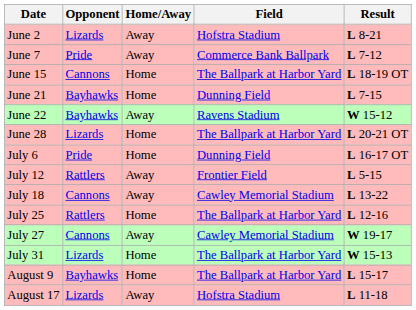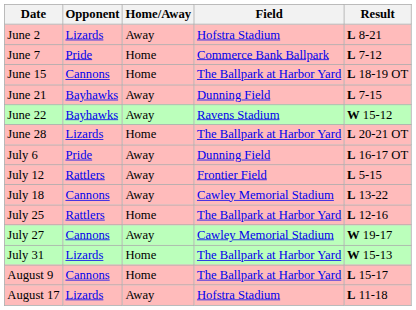(140, 54) Away -> (141, 54) Home
(141, 94) Home -> (140, 94) Away
(141, 154) Home -> (140, 154) Away
(92, 275) Bayhawks -> (88, 275) Cannons
